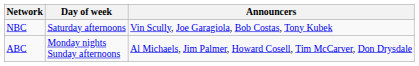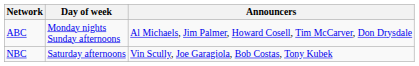rows swapped: (17, 48) <-> (17, 27)
